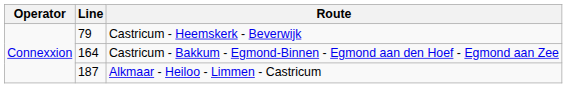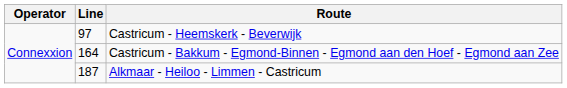(85, 33) 79 -> (85, 33) 97
